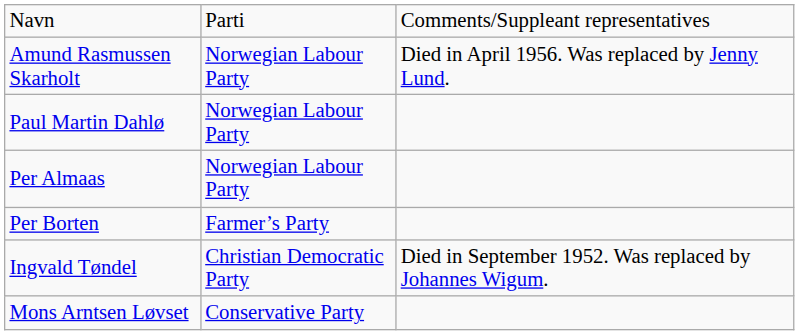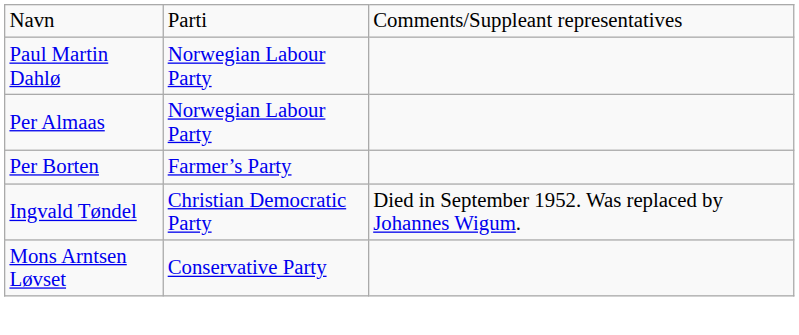- row: (90, 65)
